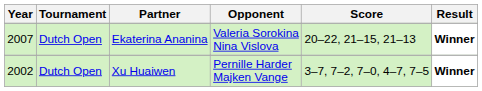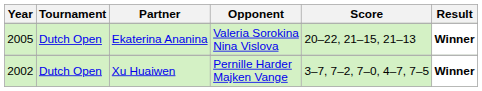(20, 39) 2007 -> (20, 39) 2005
